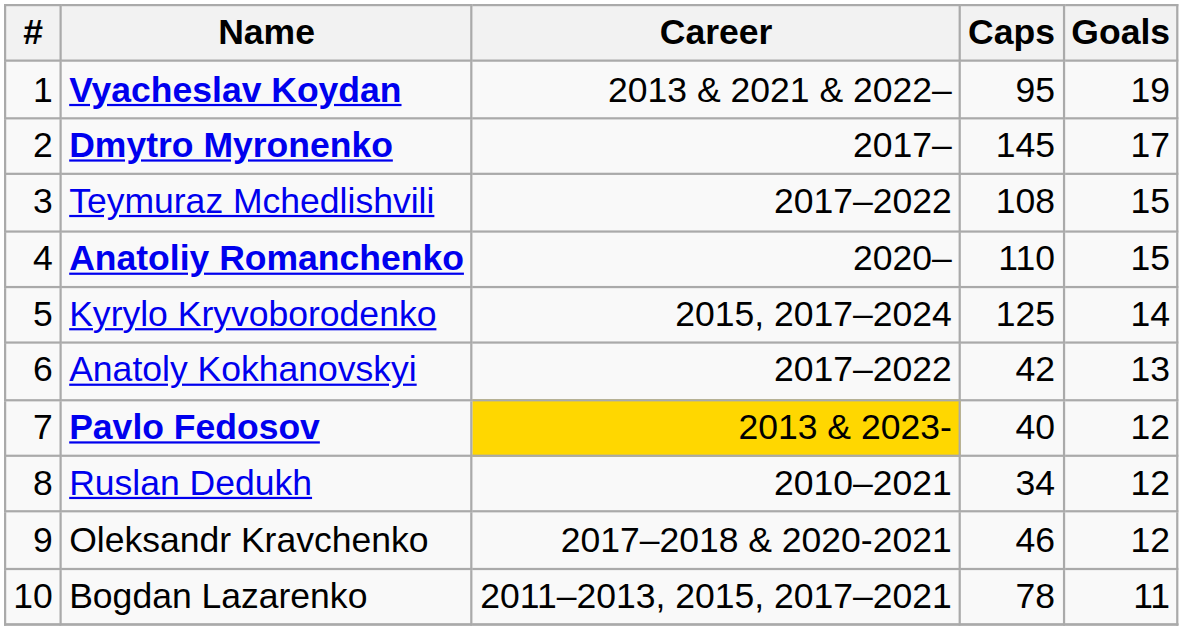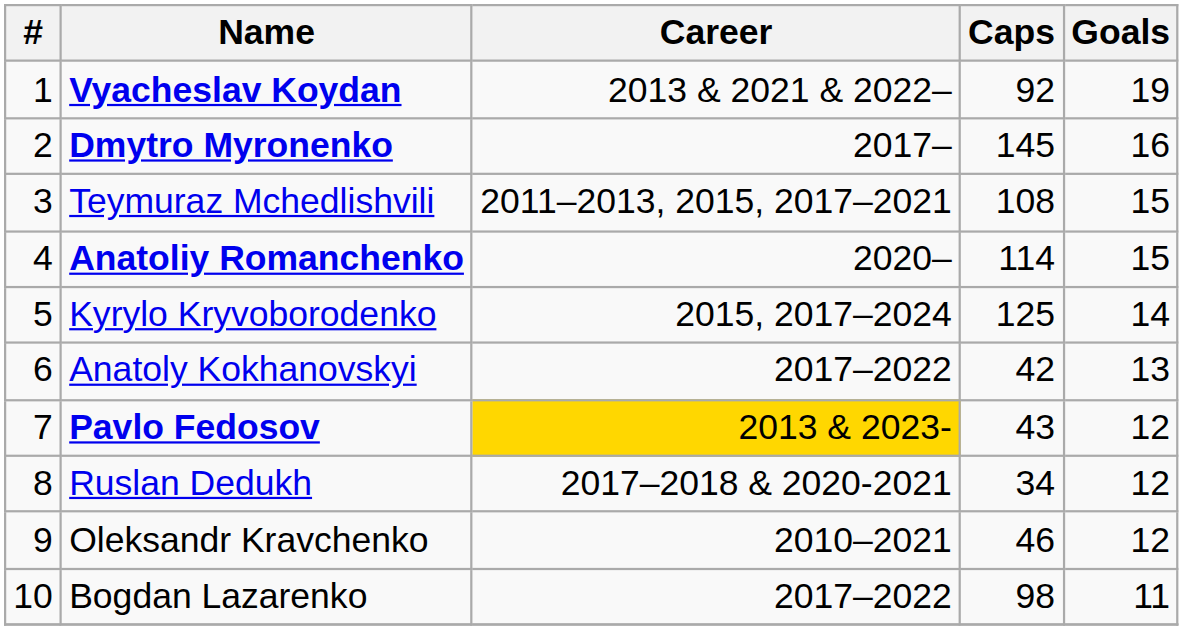(1035, 88) 95 -> (1035, 88) 92
(1150, 145) 17 -> (1150, 145) 16
(863, 201) 2017–2022 -> (716, 201) 2011–2013, 2015, 2017–2021
(1027, 257) 110 -> (1027, 257) 114
(1035, 426) 40 -> (1035, 426) 43
(863, 483) 2010–2021 -> (756, 483) 2017–2018 & 2020-2021
(756, 539) 2017–2018 & 2020-2021 -> (863, 539) 2010–2021
(716, 595) 2011–2013, 2015, 2017–2021 -> (863, 595) 2017–2022
(1035, 595) 78 -> (1035, 595) 98
